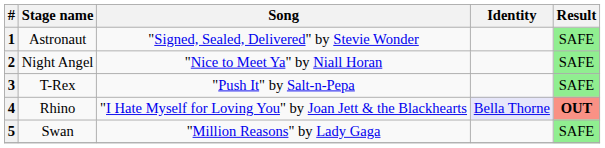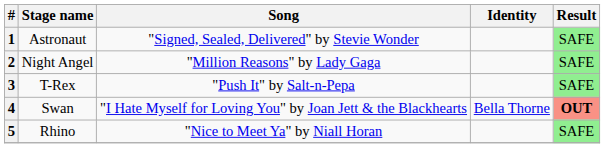(284, 62) "Nice to Meet Ya" by Niall Horan -> (284, 62) "Million Reasons" by Lady Gaga
(58, 108) Rhino -> (58, 108) Swan
(512, 108) lavender background -> (512, 108) no background
(58, 131) Swan -> (58, 131) Rhino
(284, 131) "Million Reasons" by Lady Gaga -> (284, 131) "Nice to Meet Ya" by Niall Horan
